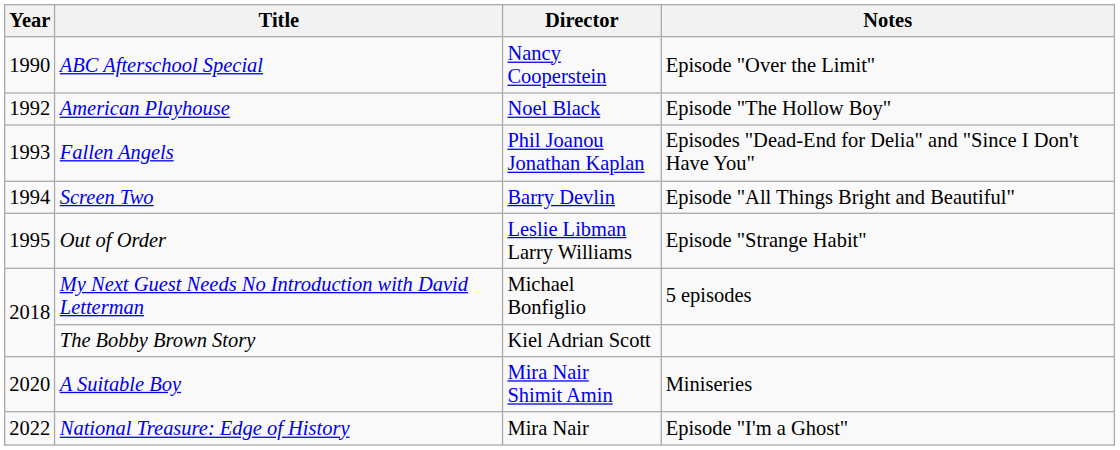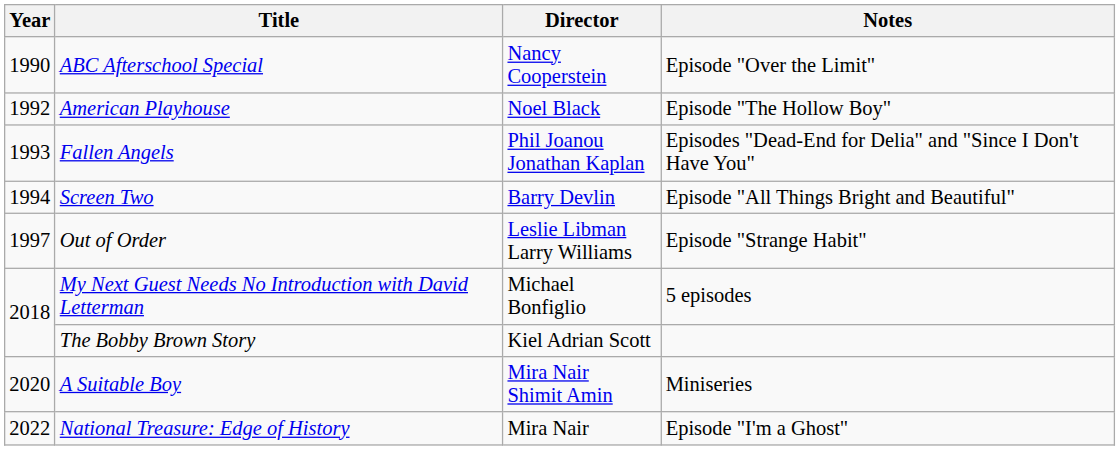(30, 240) 1995 -> (30, 240) 1997
